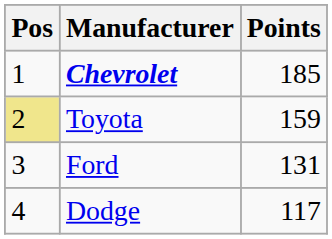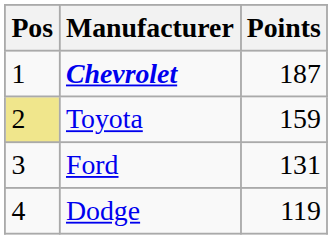(300, 73) 185 -> (300, 73) 187
(300, 211) 117 -> (300, 211) 119
